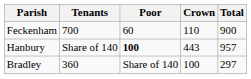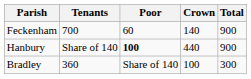(191, 30) 110 -> (191, 30) 140
(191, 47) 443 -> (191, 47) 440
(228, 47) 957 -> (228, 47) 900
(228, 64) 297 -> (228, 64) 300
